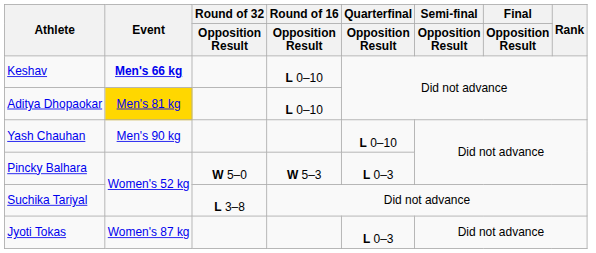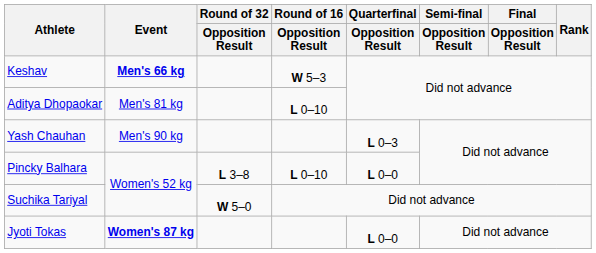(304, 79) L 0–10 -> (309, 79) W 5–3
(149, 104) gold background -> (151, 104) no background
(378, 143) L 0–10 -> (383, 143) L 0–3
(230, 175) W 5–0 -> (234, 175) L 3–8
(304, 175) W 5–3 -> (309, 175) L 0–10
(378, 175) L 0–3 -> (383, 175) L 0–0
(230, 207) L 3–8 -> (234, 207) W 5–0
(149, 233) normal -> (151, 233) bold
(378, 239) L 0–3 -> (383, 239) L 0–0
